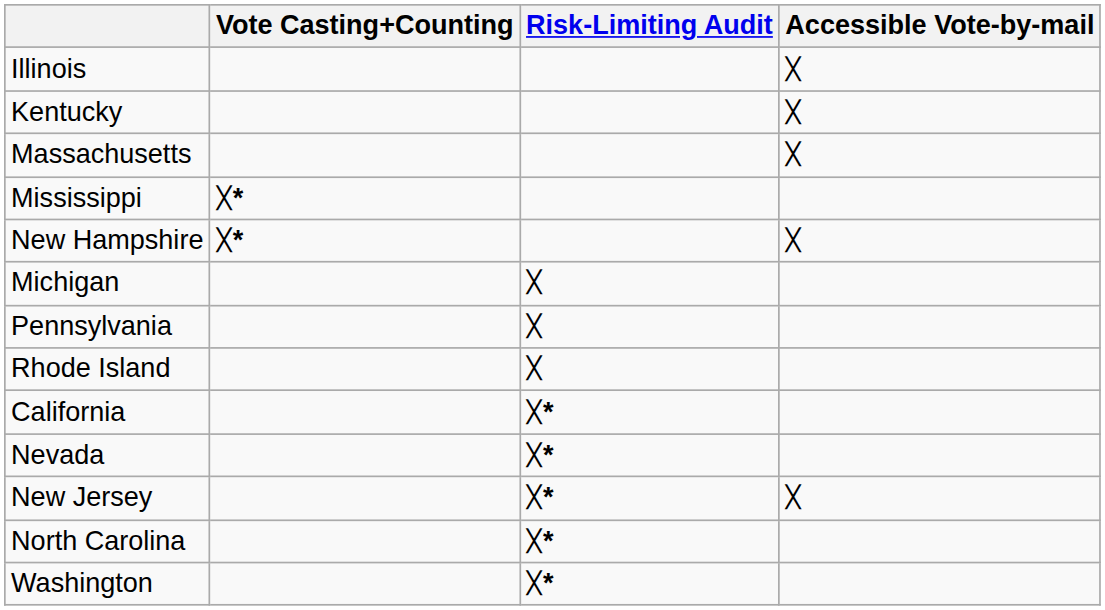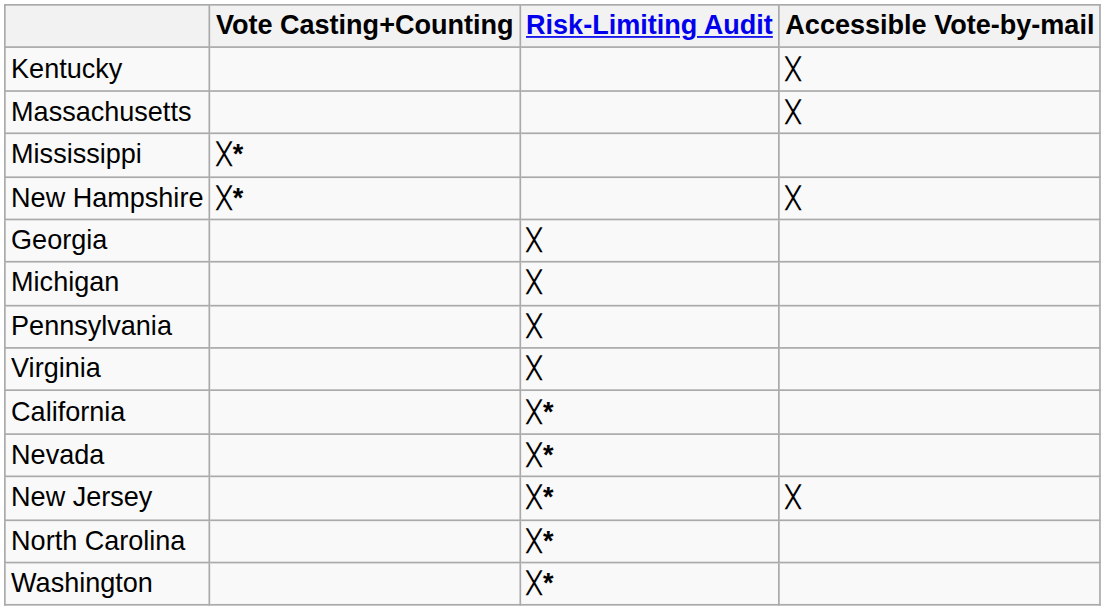- row: (49, 68)
+ row: (59, 240)
- row: (91, 369)
+ row: (56, 369)
